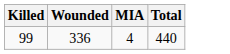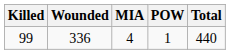+ column: (168, 15)
